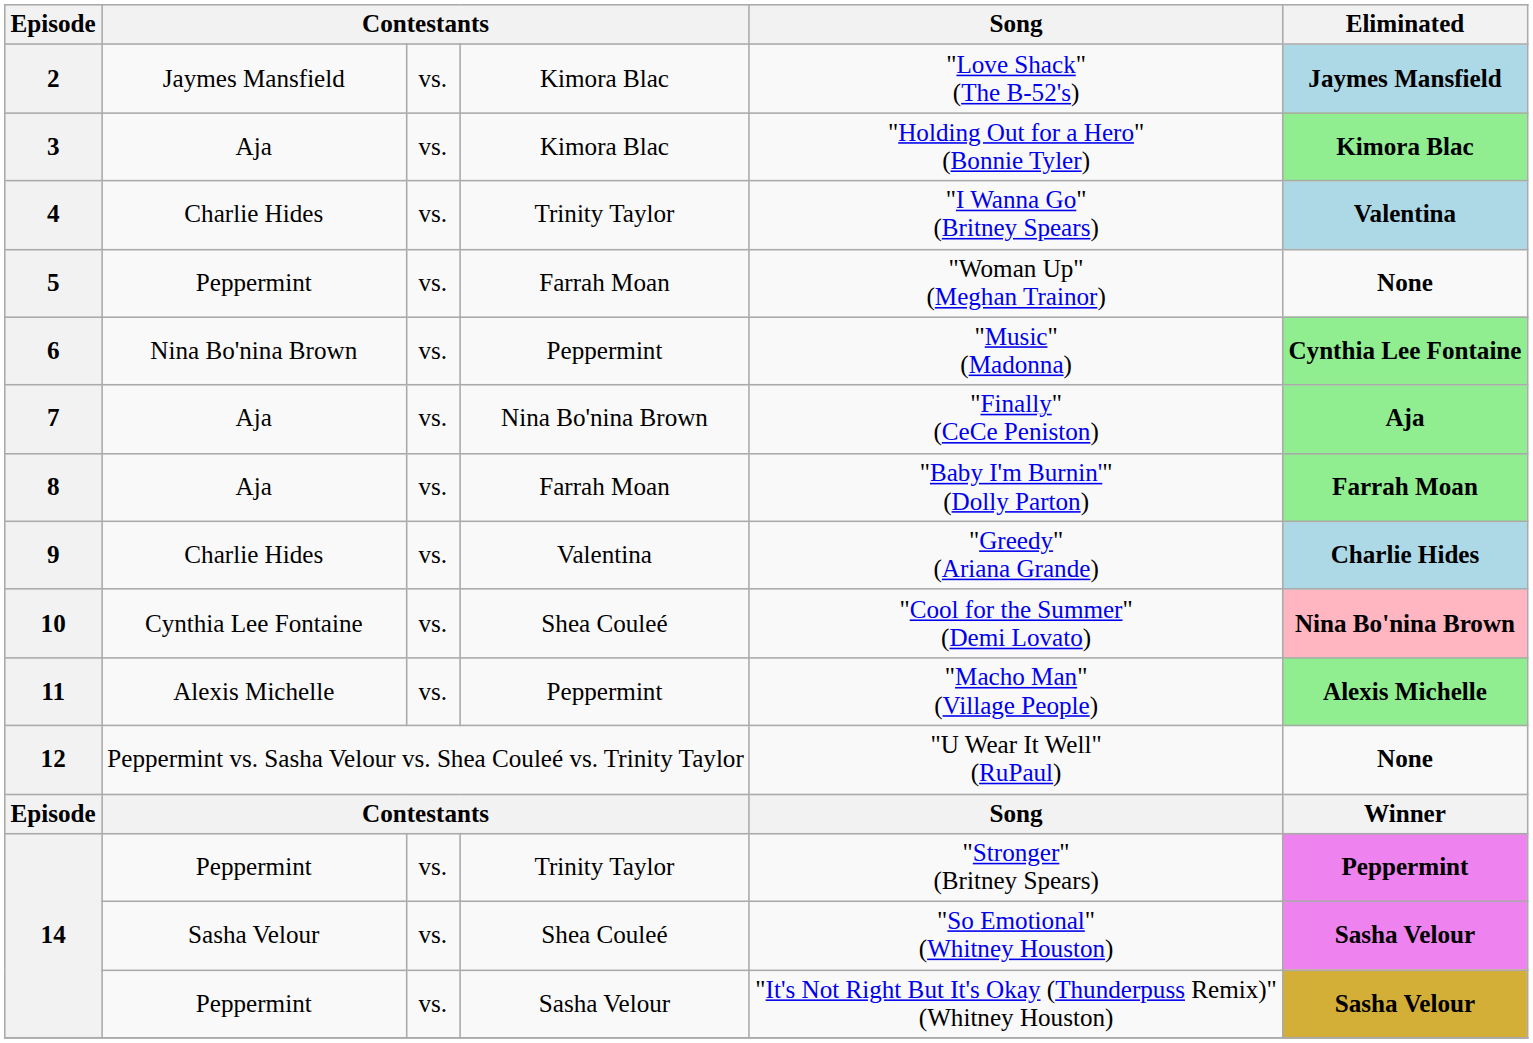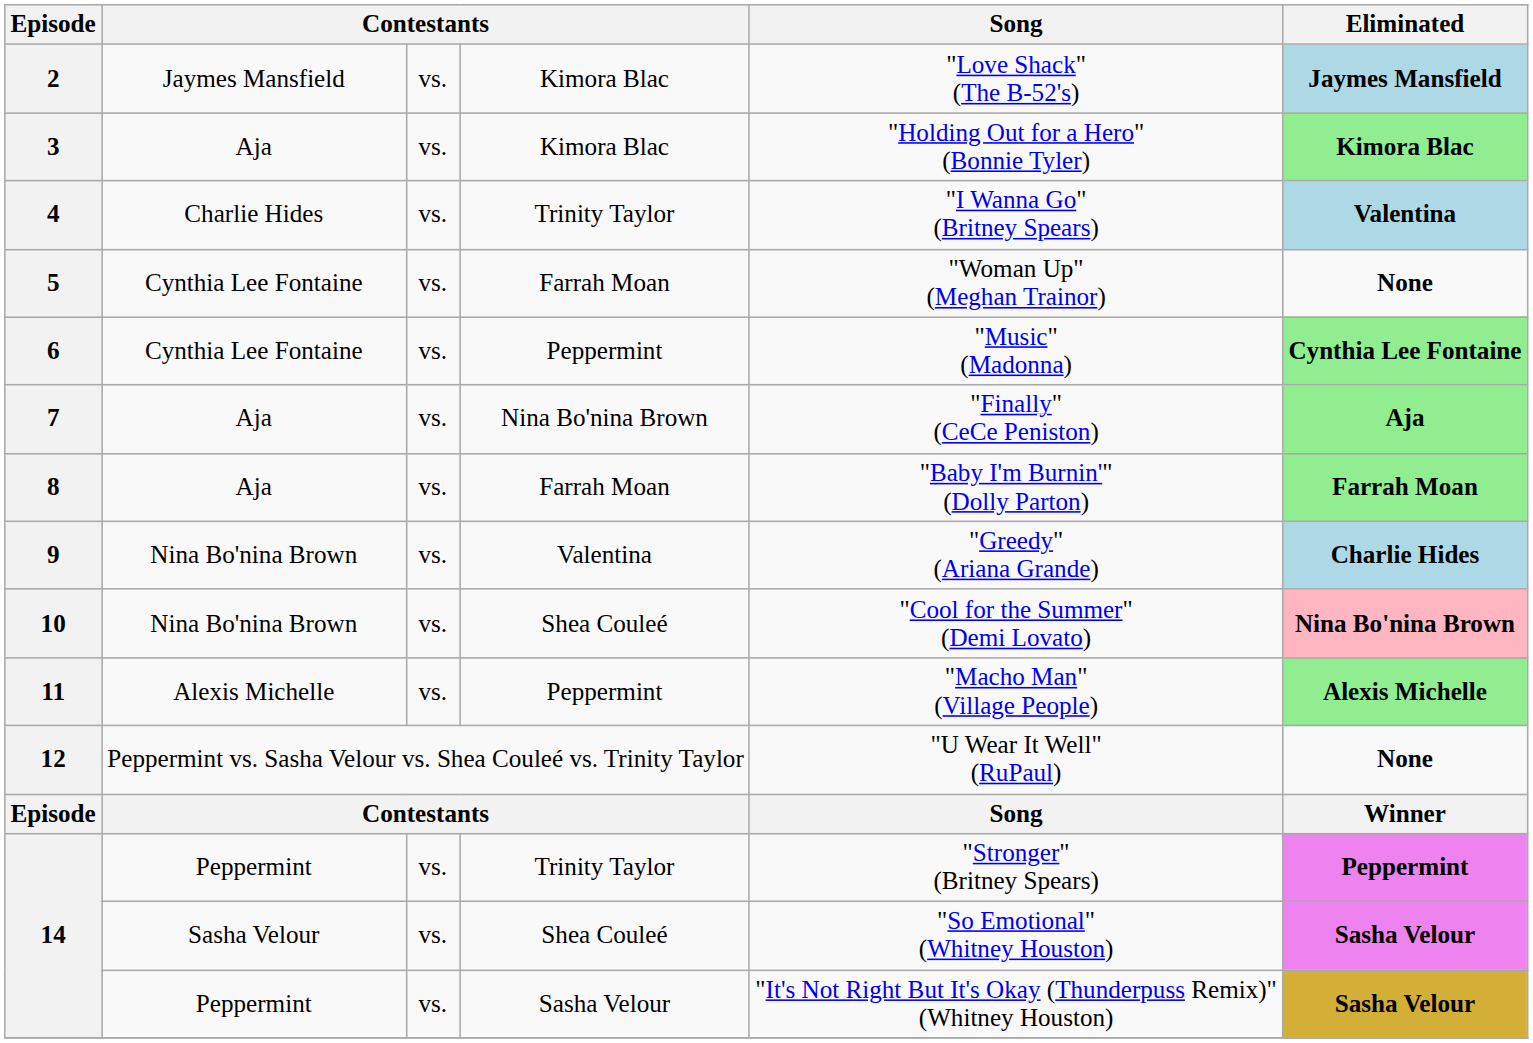(254, 282) Peppermint -> (254, 282) Cynthia Lee Fontaine
(254, 350) Nina Bo'nina Brown -> (254, 350) Cynthia Lee Fontaine
(254, 555) Charlie Hides -> (254, 555) Nina Bo'nina Brown
(254, 623) Cynthia Lee Fontaine -> (254, 623) Nina Bo'nina Brown
